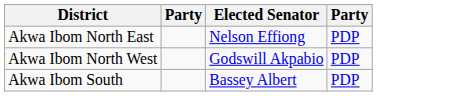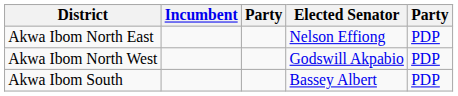+ column: (201, 15)
